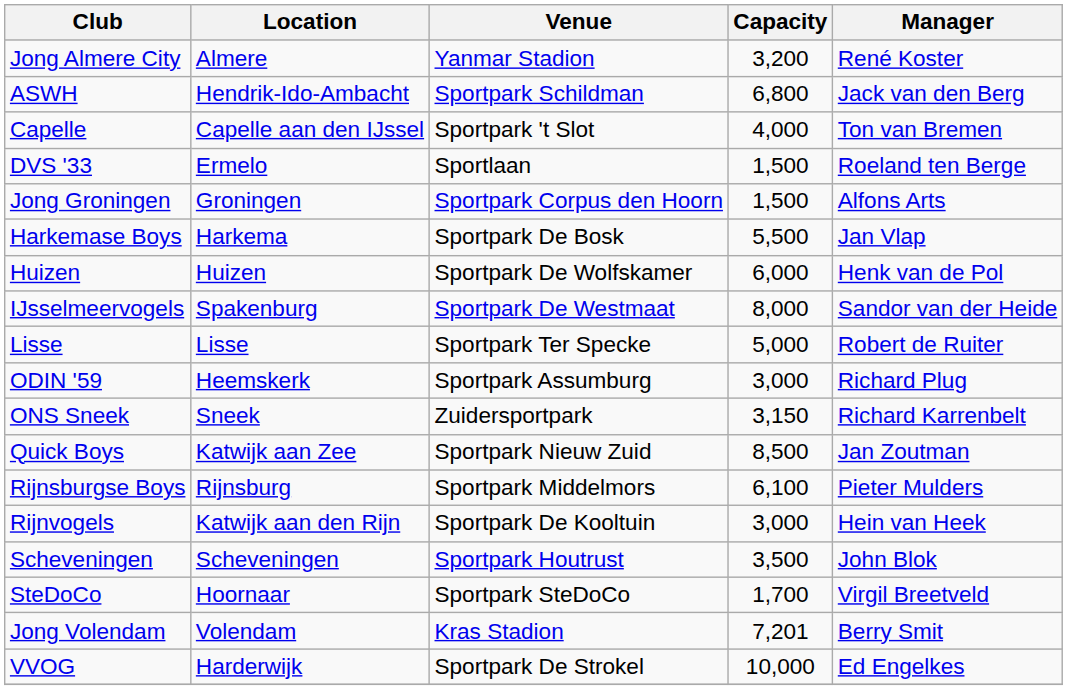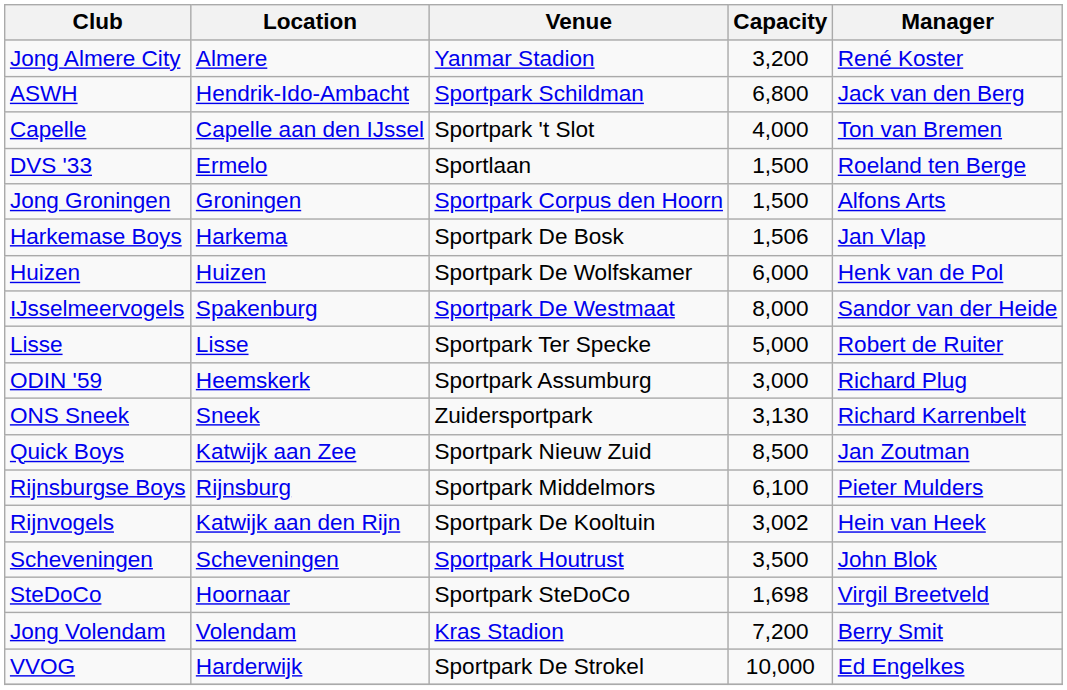(780, 237) 5,500 -> (780, 237) 1,506
(780, 415) 3,150 -> (780, 415) 3,130
(780, 523) 3,000 -> (780, 523) 3,002
(780, 594) 1,700 -> (780, 594) 1,698
(780, 630) 7,201 -> (780, 630) 7,200
